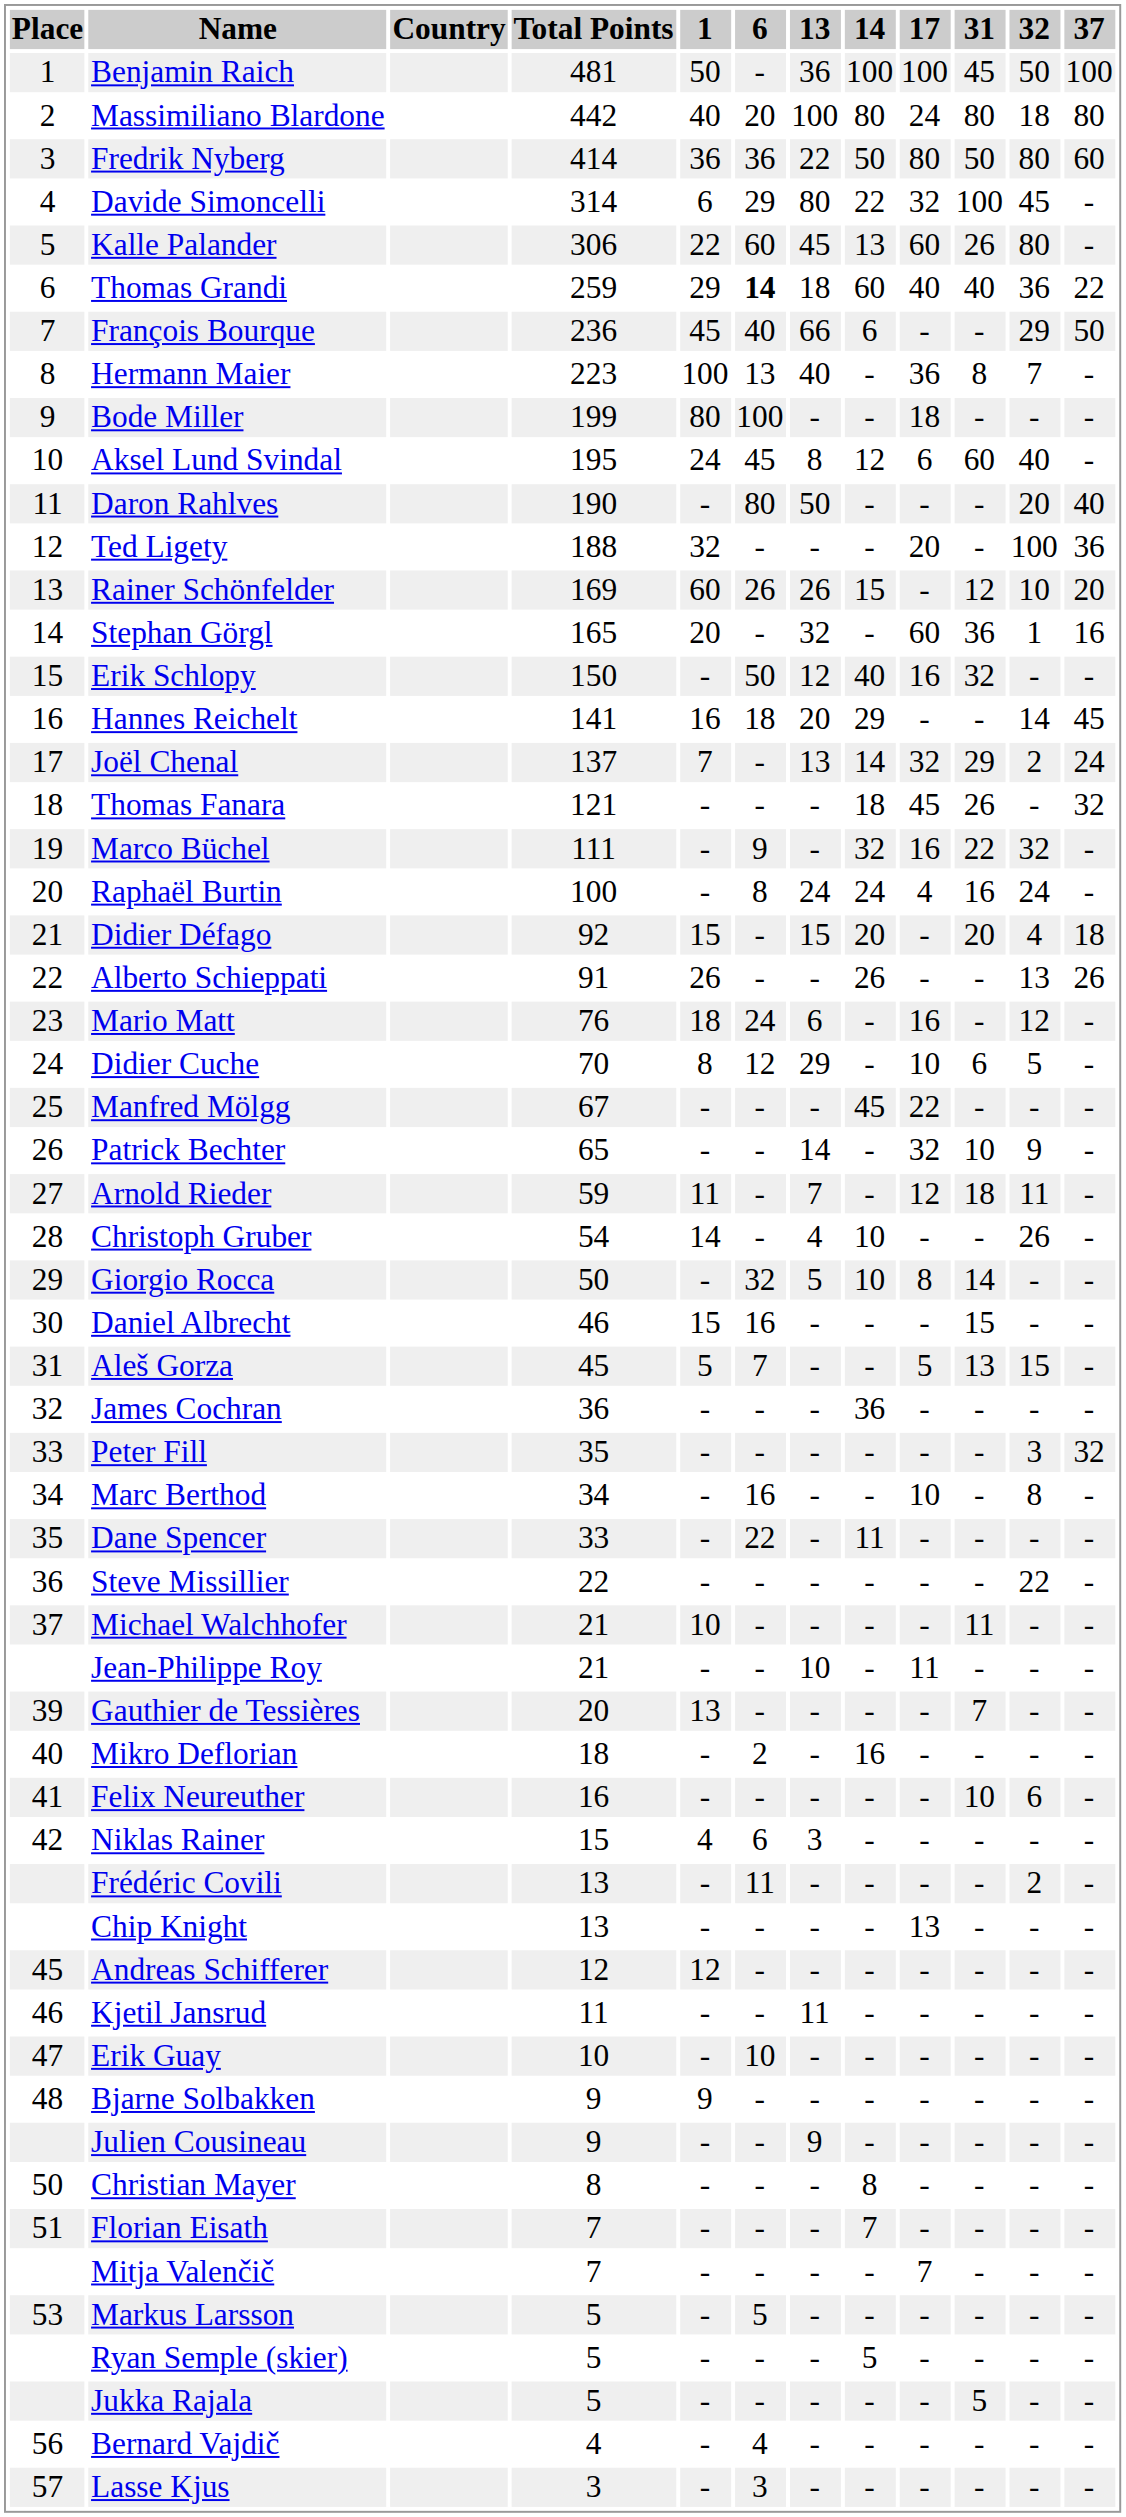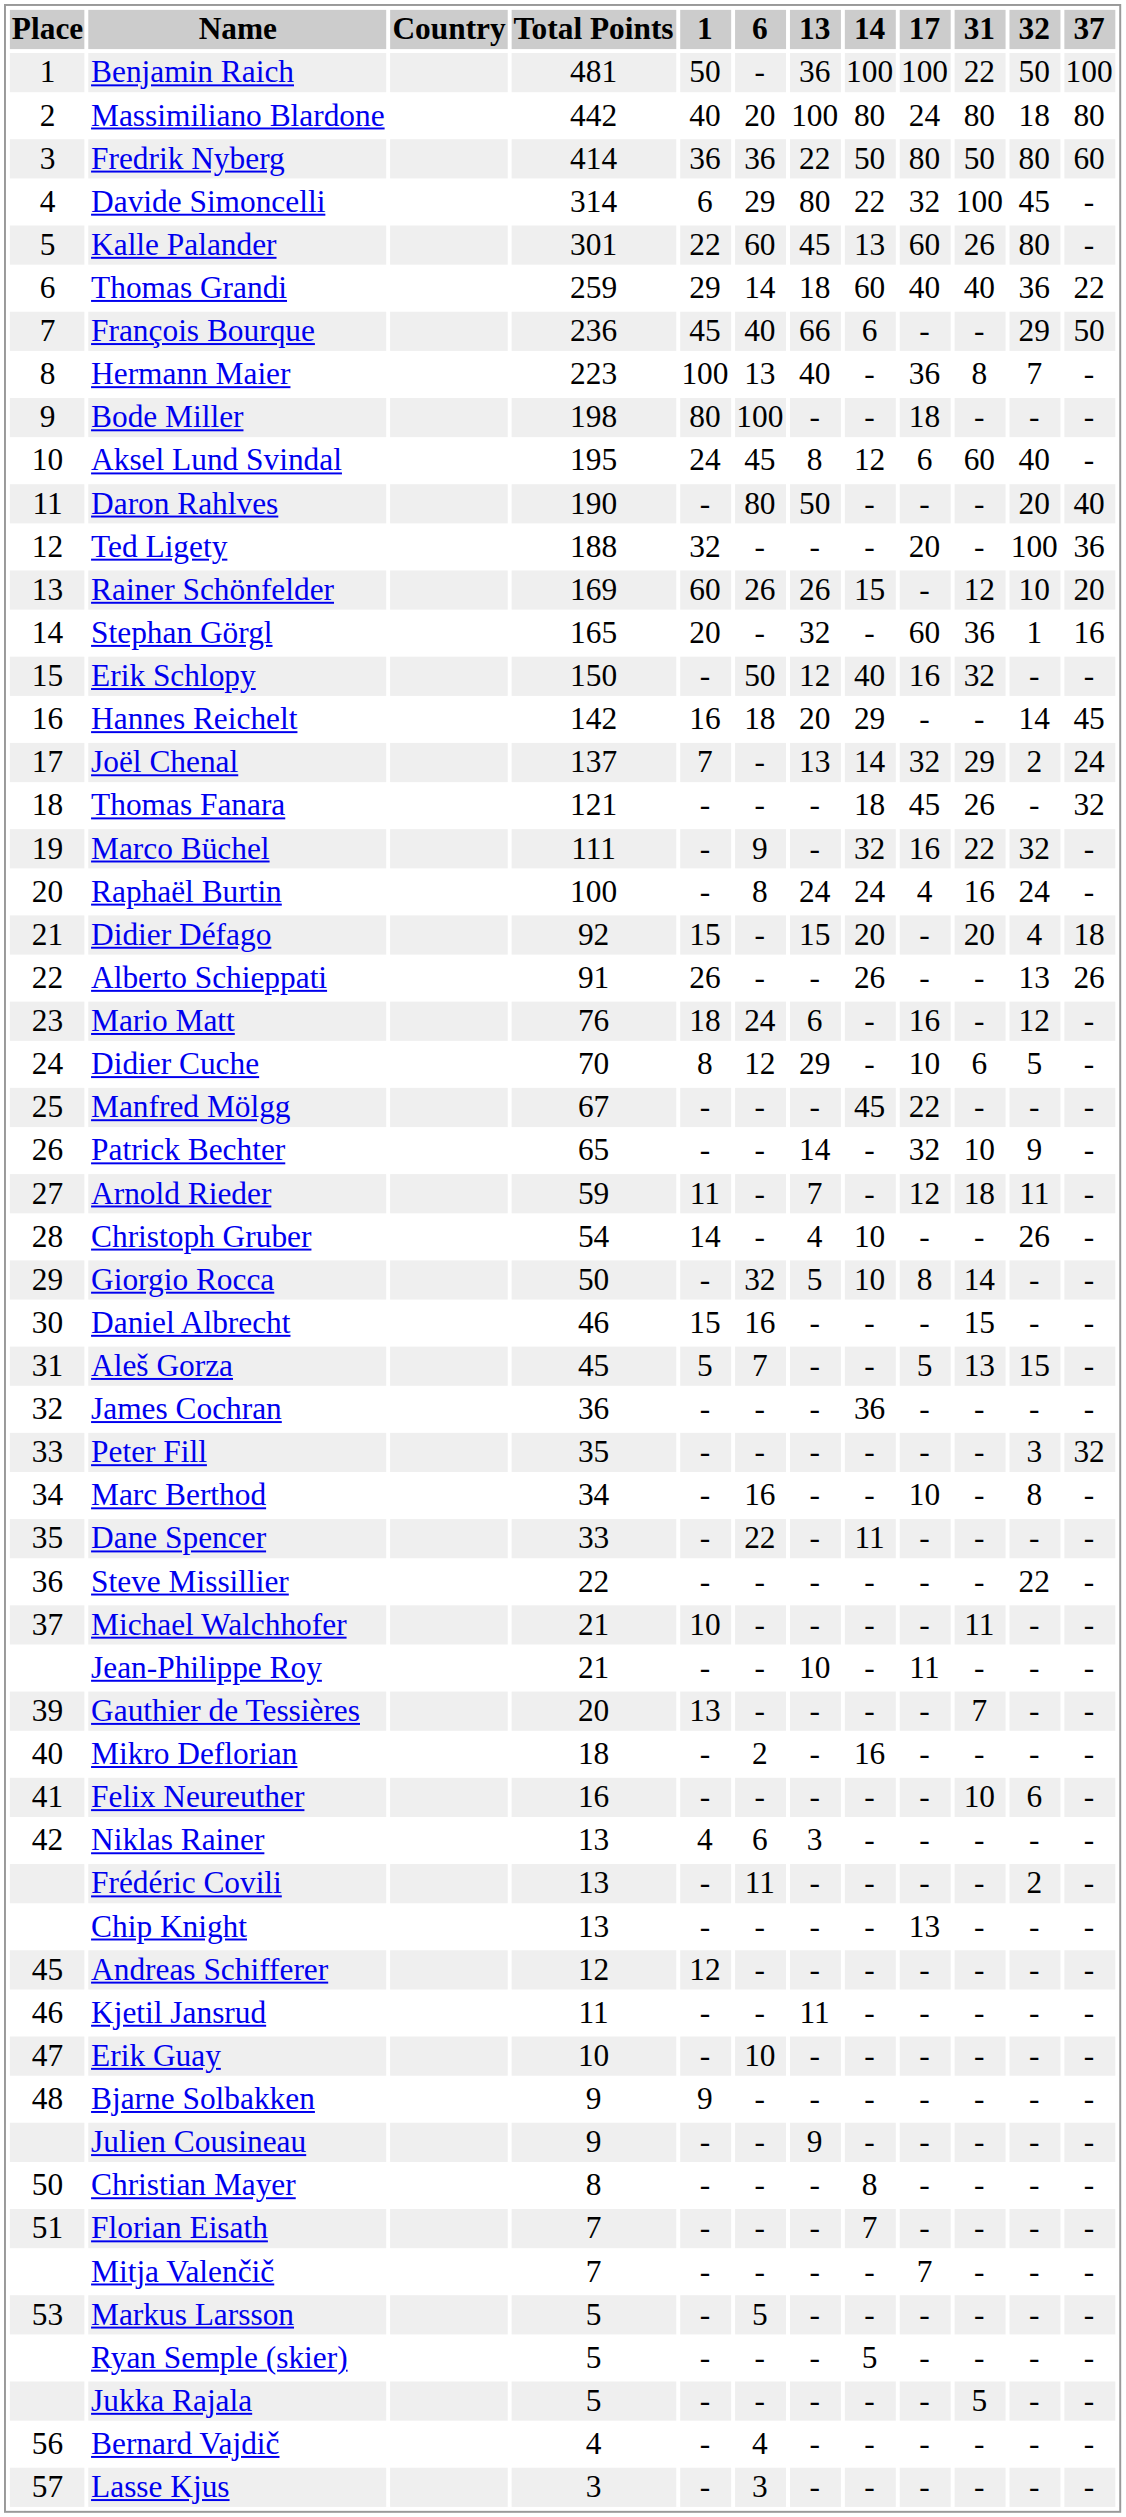(979, 72) 45 -> (979, 72) 22
(594, 244) 306 -> (594, 244) 301
(760, 287) bold -> (760, 287) normal
(594, 417) 199 -> (594, 417) 198
(594, 718) 141 -> (594, 718) 142
(594, 1840) 15 -> (594, 1840) 13
